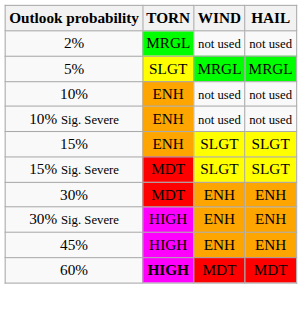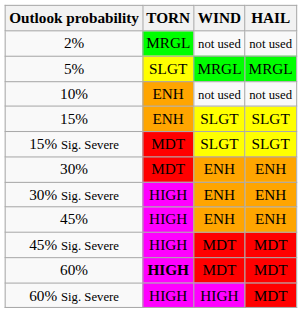- row: (74, 119)
+ row: (74, 244)
+ row: (74, 295)
